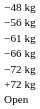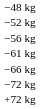+ row: (20, 22)
- row: (16, 99)
